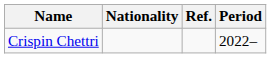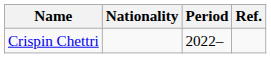columns swapped: (241, 16) <-> (199, 16)
